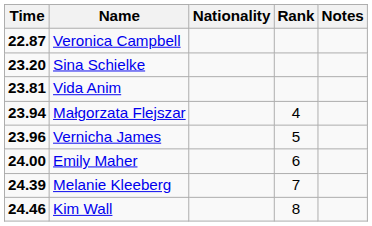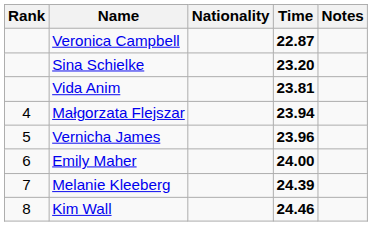columns swapped: (296, 16) <-> (27, 16)
